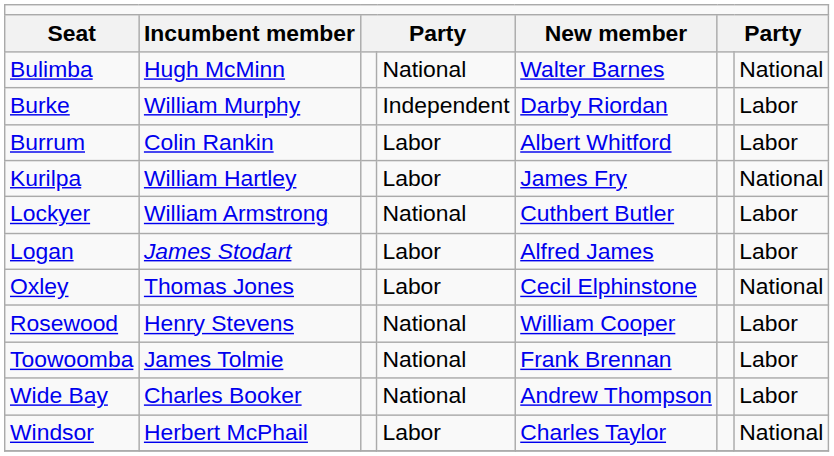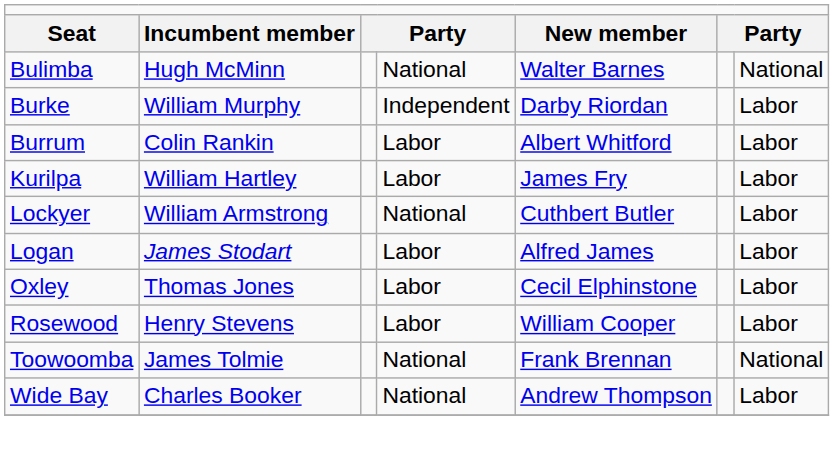(781, 178) National -> (769, 178) Labor
(781, 287) National -> (769, 287) Labor
(424, 323) National -> (412, 323) Labor
(769, 359) Labor -> (781, 359) National
- row: (52, 432)
